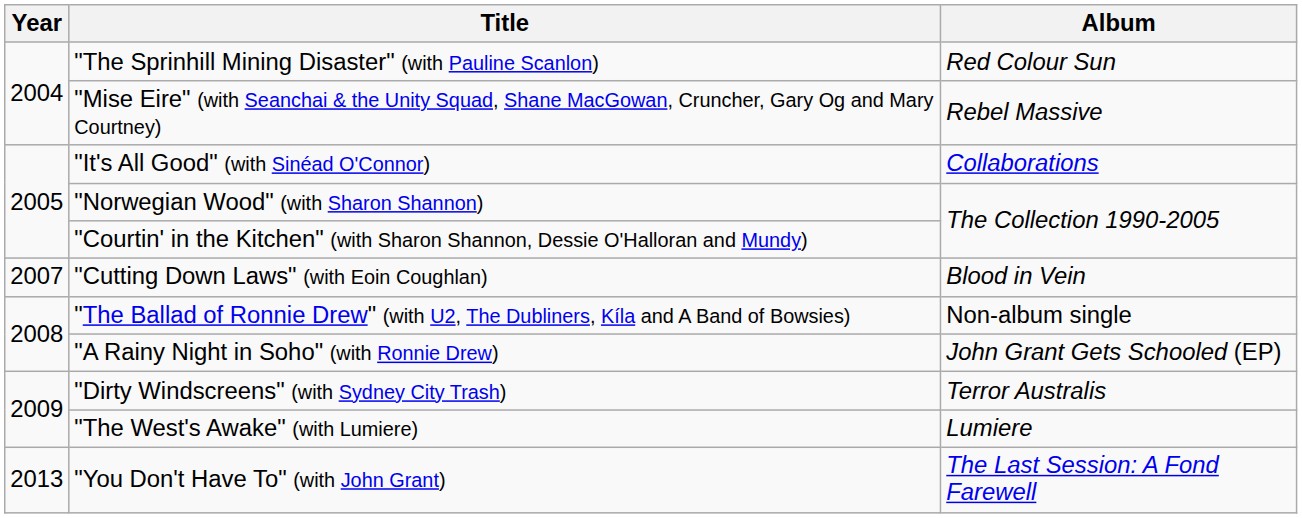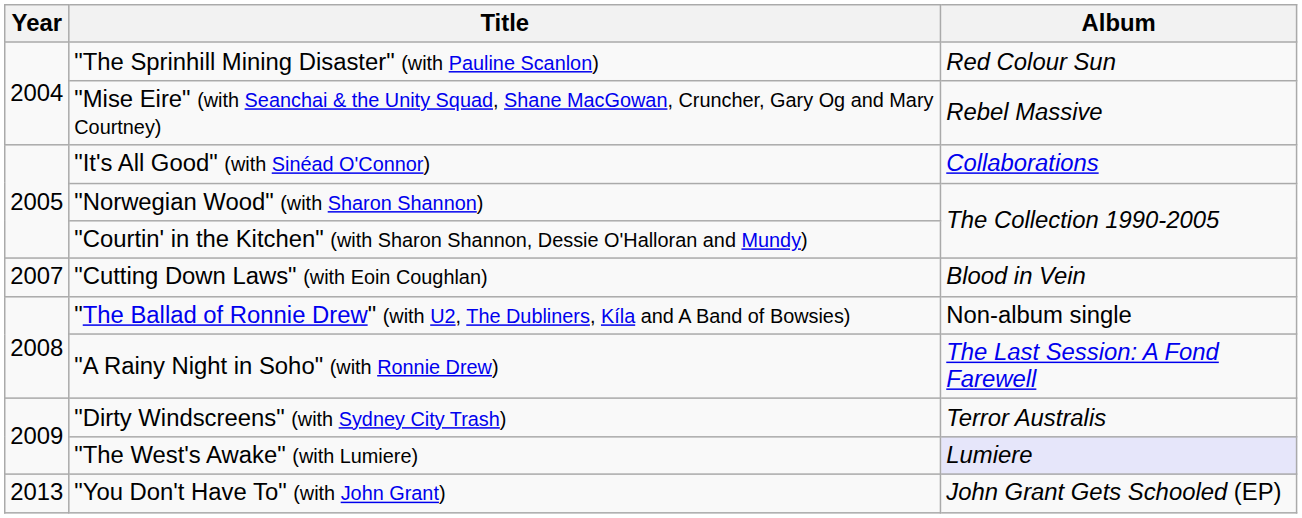(1114, 352) John Grant Gets Schooled (EP) -> (1083, 366) The Last Session: A Fond Farewell
(989, 428) no background -> (989, 455) lavender background
(1083, 479) The Last Session: A Fond Farewell -> (1114, 492) John Grant Gets Schooled (EP)
